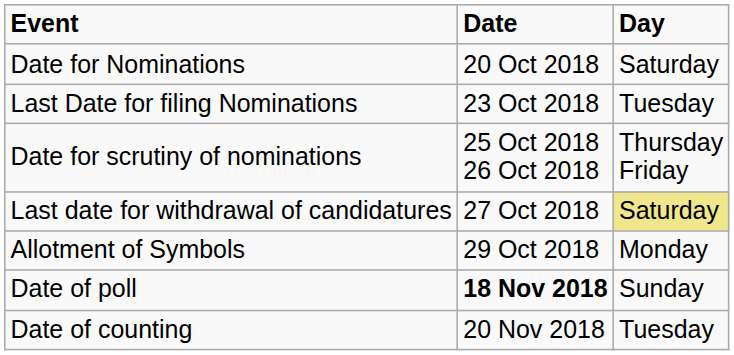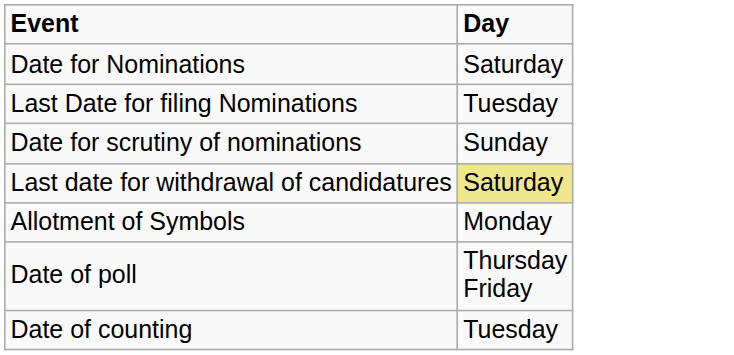- column: (490, 24)
(671, 157) Thursday Friday -> (506, 143) Sunday
(661, 289) Sunday -> (515, 275) Thursday Friday
